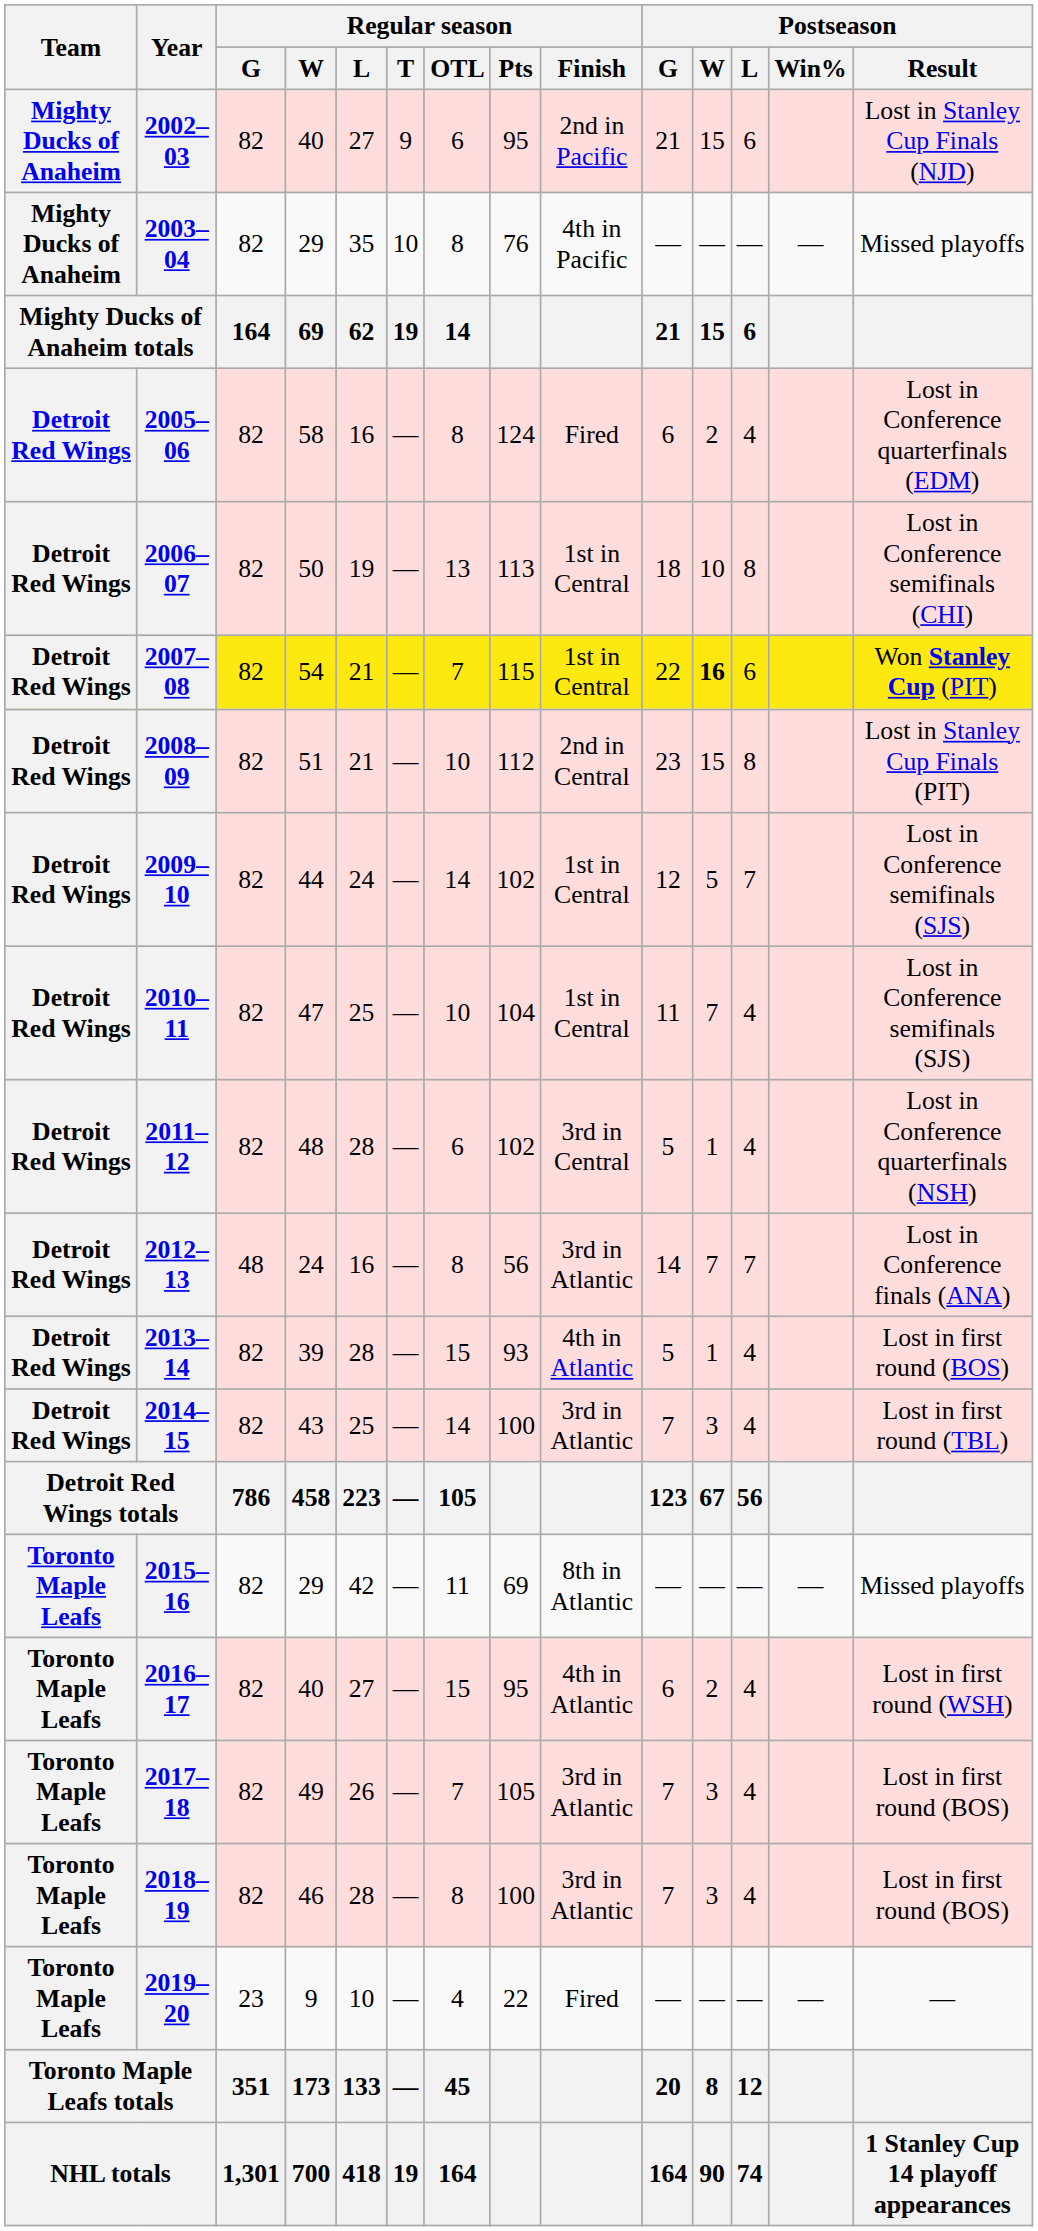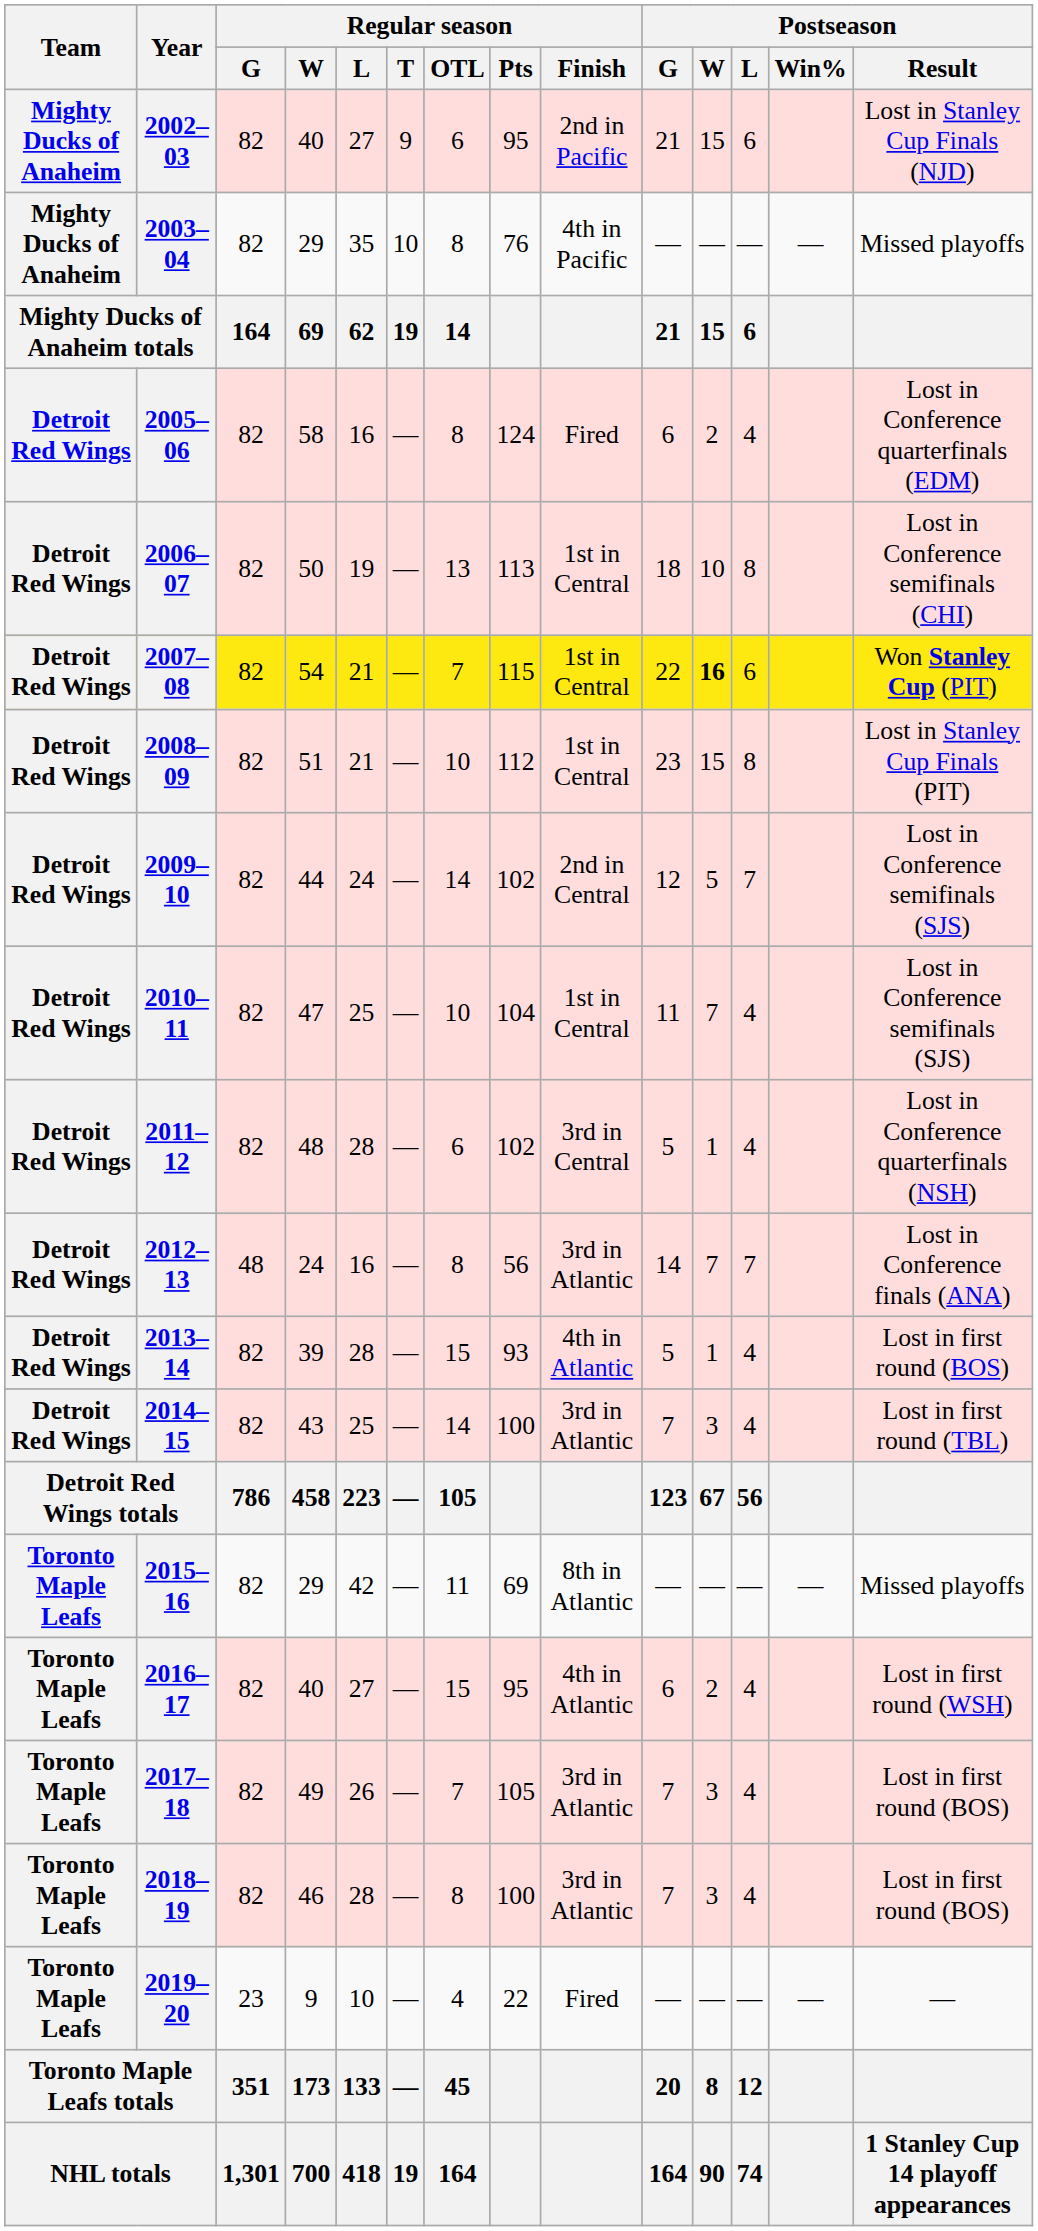(592, 760) 2nd in Central -> (592, 760) 1st in Central
(592, 878) 1st in Central -> (592, 878) 2nd in Central
